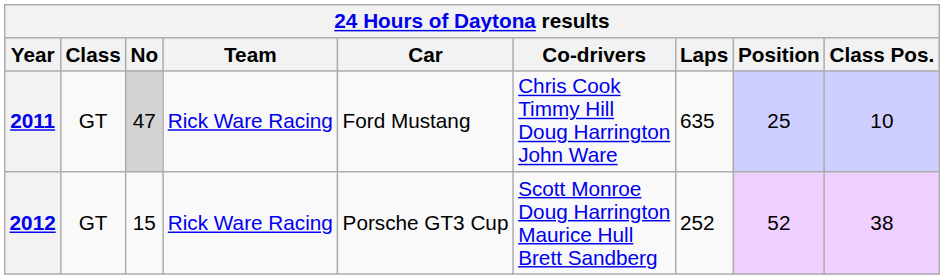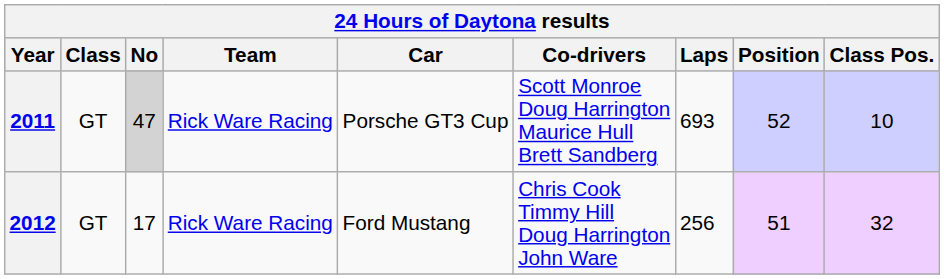(406, 122) Ford Mustang -> (425, 122) Porsche GT3 Cup
(594, 122) Chris Cook Timmy Hill Doug Harrington John Ware -> (594, 122) Scott Monroe Doug Harrington Maurice Hull Brett Sandberg
(697, 122) 635 -> (697, 122) 693
(779, 122) 25 -> (779, 122) 52
(144, 223) 15 -> (144, 223) 17
(425, 223) Porsche GT3 Cup -> (406, 223) Ford Mustang
(594, 223) Scott Monroe Doug Harrington Maurice Hull Brett Sandberg -> (594, 223) Chris Cook Timmy Hill Doug Harrington John Ware
(697, 223) 252 -> (697, 223) 256
(779, 223) 52 -> (779, 223) 51
(882, 223) 38 -> (882, 223) 32
